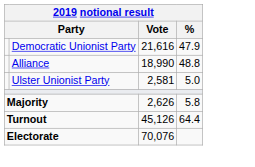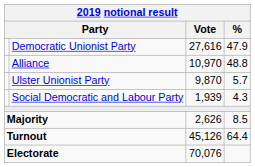(158, 47) 21,616 -> (205, 47) 27,616
(158, 64) 18,990 -> (205, 64) 10,970
(161, 81) 2,581 -> (208, 81) 9,870
(192, 81) 5.0 -> (240, 81) 5.7
+ row: (98, 98)
(192, 102) 5.8 -> (240, 119) 8.5
